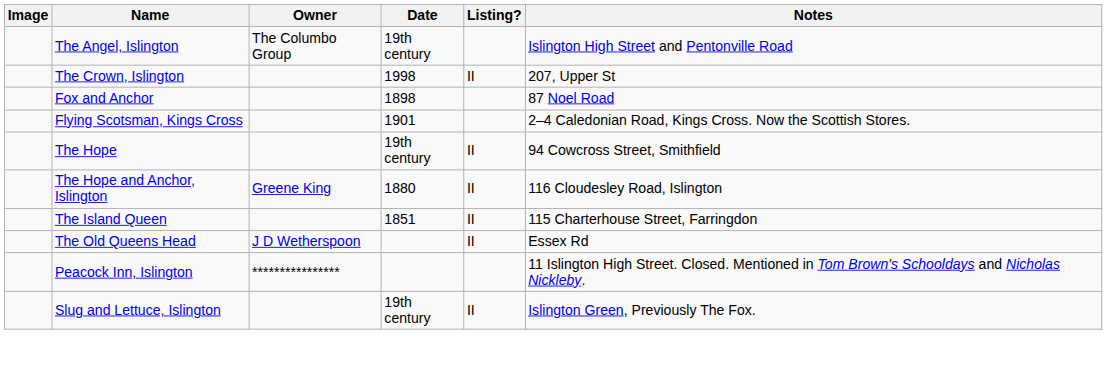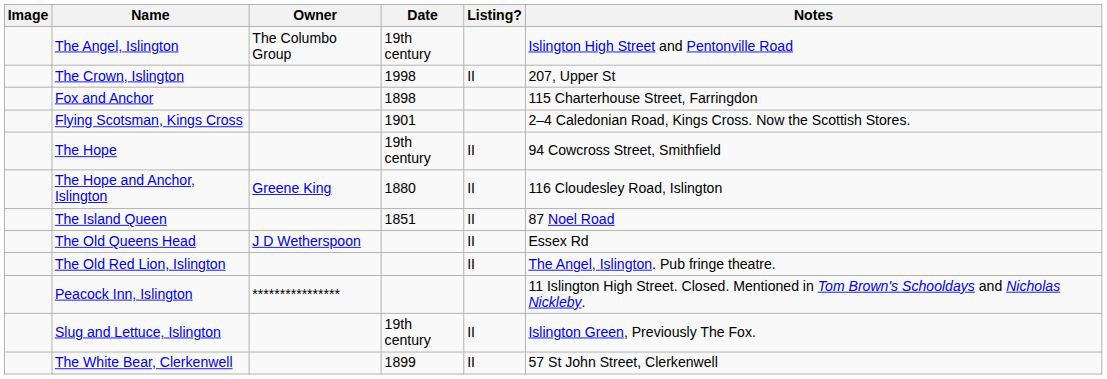(571, 98) 87 Noel Road -> (643, 98) 115 Charterhouse Street, Farringdon
(643, 219) 115 Charterhouse Street, Farringdon -> (571, 219) 87 Noel Road
+ row: (140, 264)
+ row: (144, 362)
